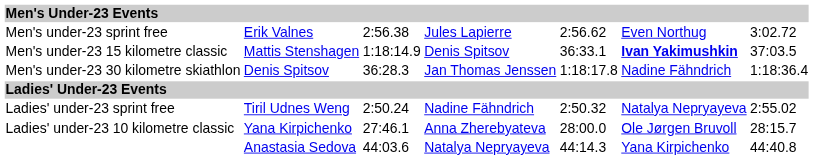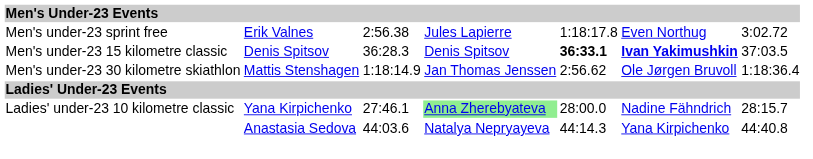(583, 32) 2:56.62 -> (589, 32) 1:18:17.8
(302, 51) Mattis Stenshagen -> (286, 51) Denis Spitsov
(392, 51) 1:18:14.9 -> (386, 51) 36:28.3
(583, 51) normal -> (583, 51) bold
(286, 70) Denis Spitsov -> (302, 70) Mattis Stenshagen
(386, 70) 36:28.3 -> (392, 70) 1:18:14.9
(589, 70) 1:18:17.8 -> (583, 70) 2:56.62
(676, 70) Nadine Fähndrich -> (679, 70) Ole Jørgen Bruvoll
- row: (90, 109)
(485, 128) no background -> (485, 109) lightgreen background
(679, 128) Ole Jørgen Bruvoll -> (676, 109) Nadine Fähndrich
